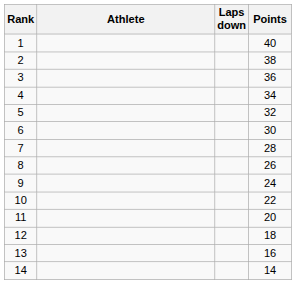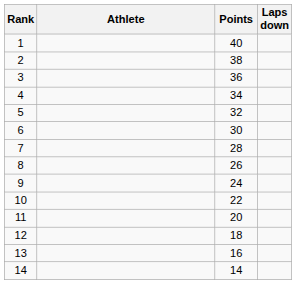columns swapped: (232, 19) <-> (270, 19)
